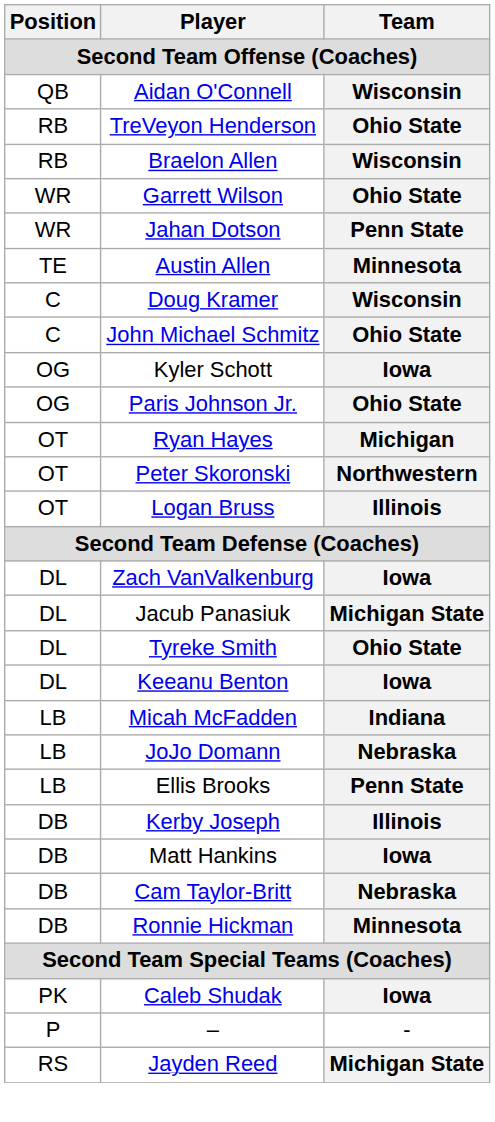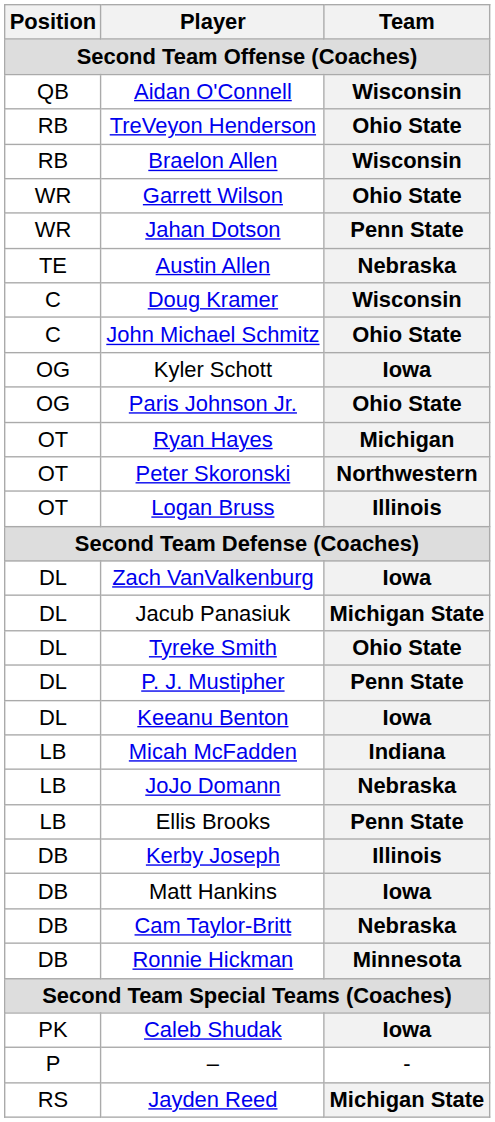(407, 265) Minnesota -> (407, 265) Nebraska
+ row: (213, 682)
